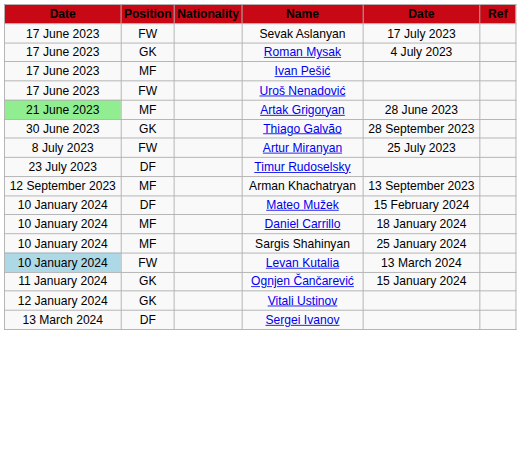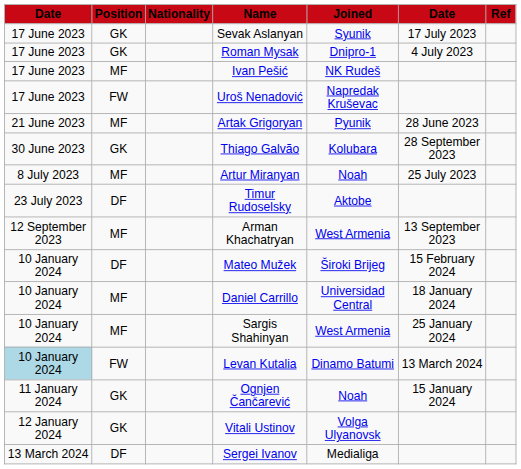+ column: (353, 14)
(148, 33) FW -> (119, 33) GK
(63, 110) lightgreen background -> (48, 123) no background
(148, 148) FW -> (119, 175) MF
